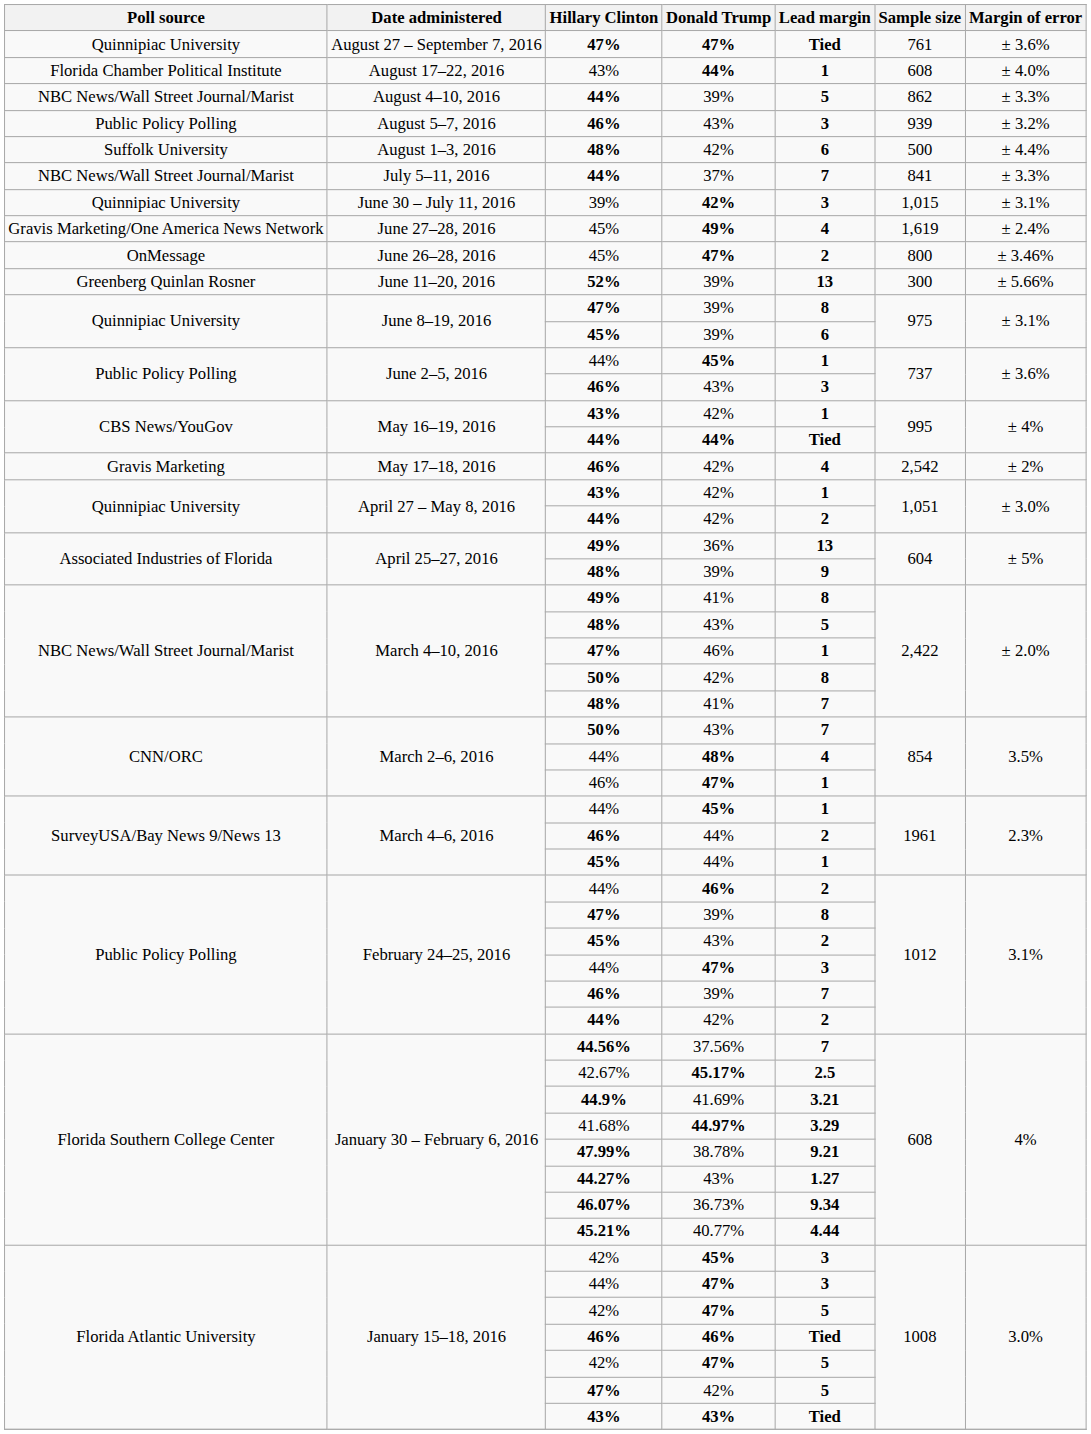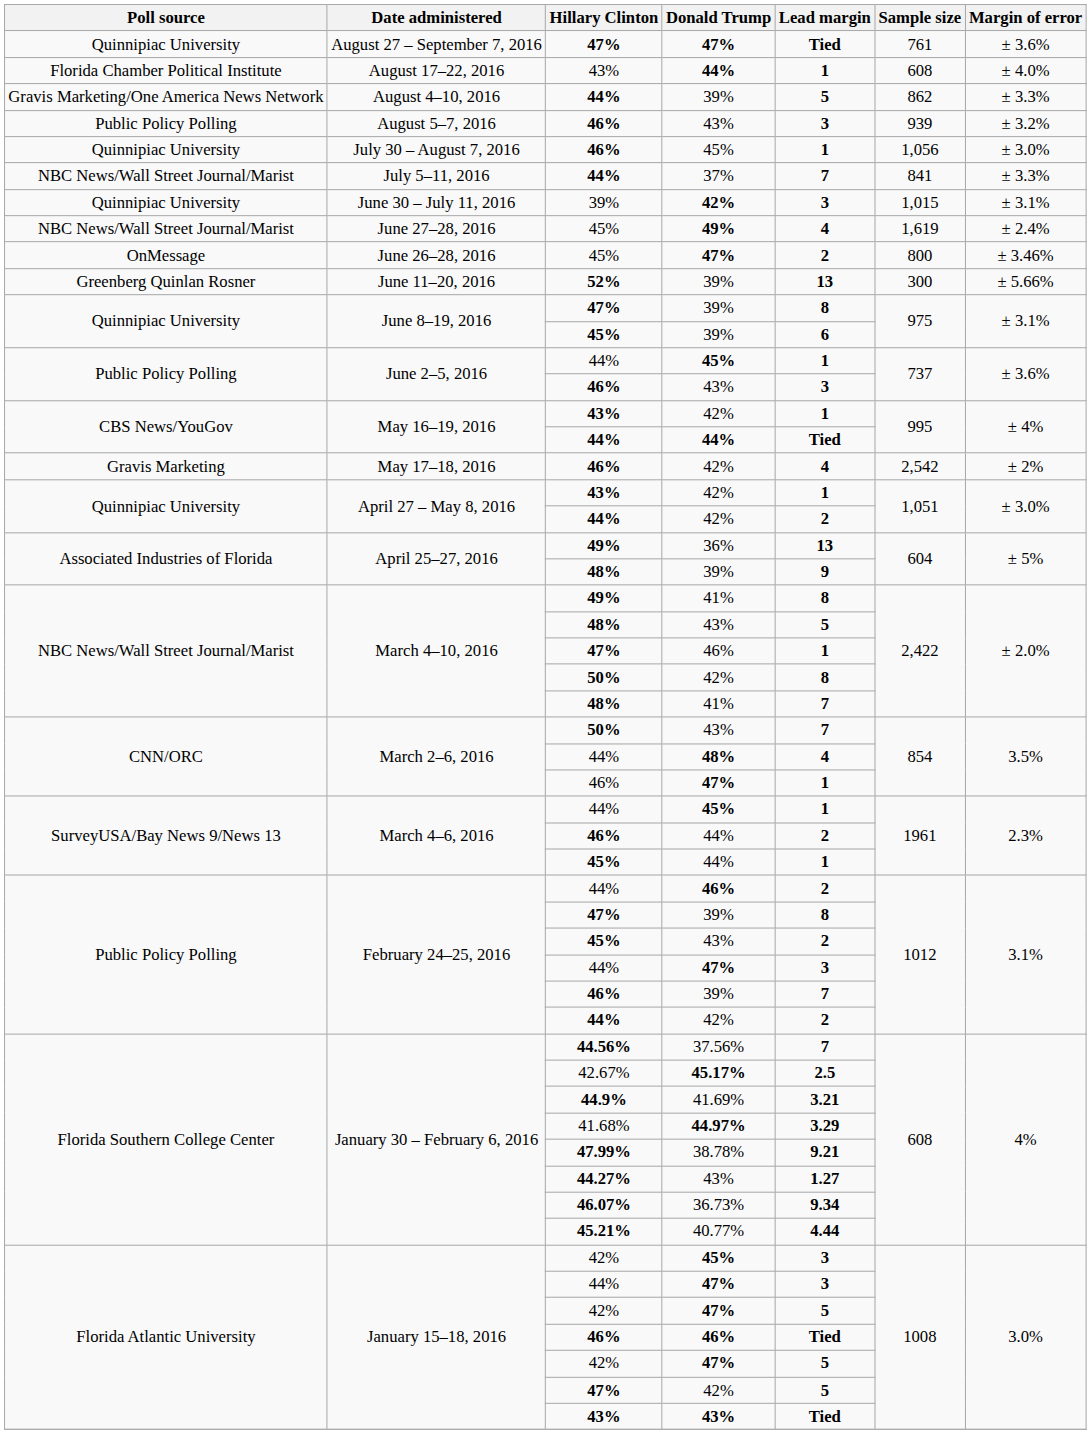(166, 96) NBC News/Wall Street Journal/Marist -> (166, 96) Gravis Marketing/One America News Network
+ row: (437, 149)
- row: (437, 149)
(166, 228) Gravis Marketing/One America News Network -> (166, 228) NBC News/Wall Street Journal/Marist
